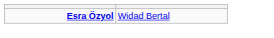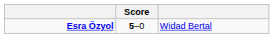+ column: (137, 12)
